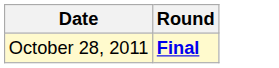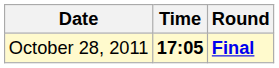+ column: (180, 18)
